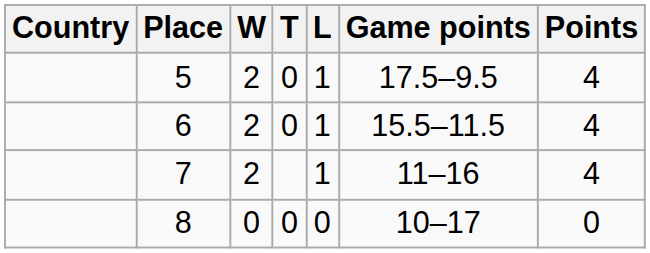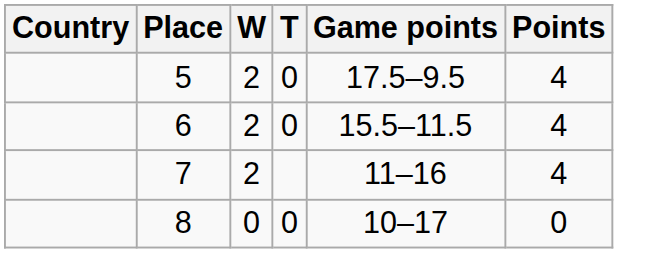- column: (322, 28)
